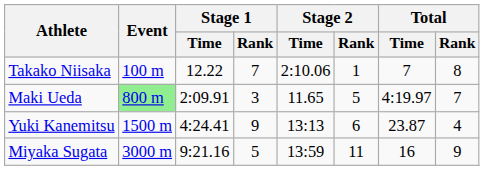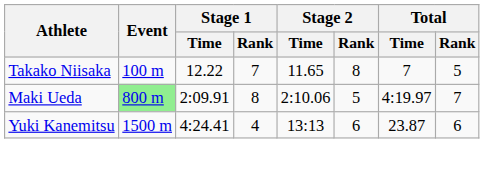(306, 71) 2:10.06 -> (306, 71) 11.65
(356, 71) 1 -> (356, 71) 8
(457, 71) 8 -> (457, 71) 5
(255, 98) 3 -> (255, 98) 8
(306, 98) 11.65 -> (306, 98) 2:10.06
(255, 125) 9 -> (255, 125) 4
(457, 125) 4 -> (457, 125) 6
- row: (58, 152)
